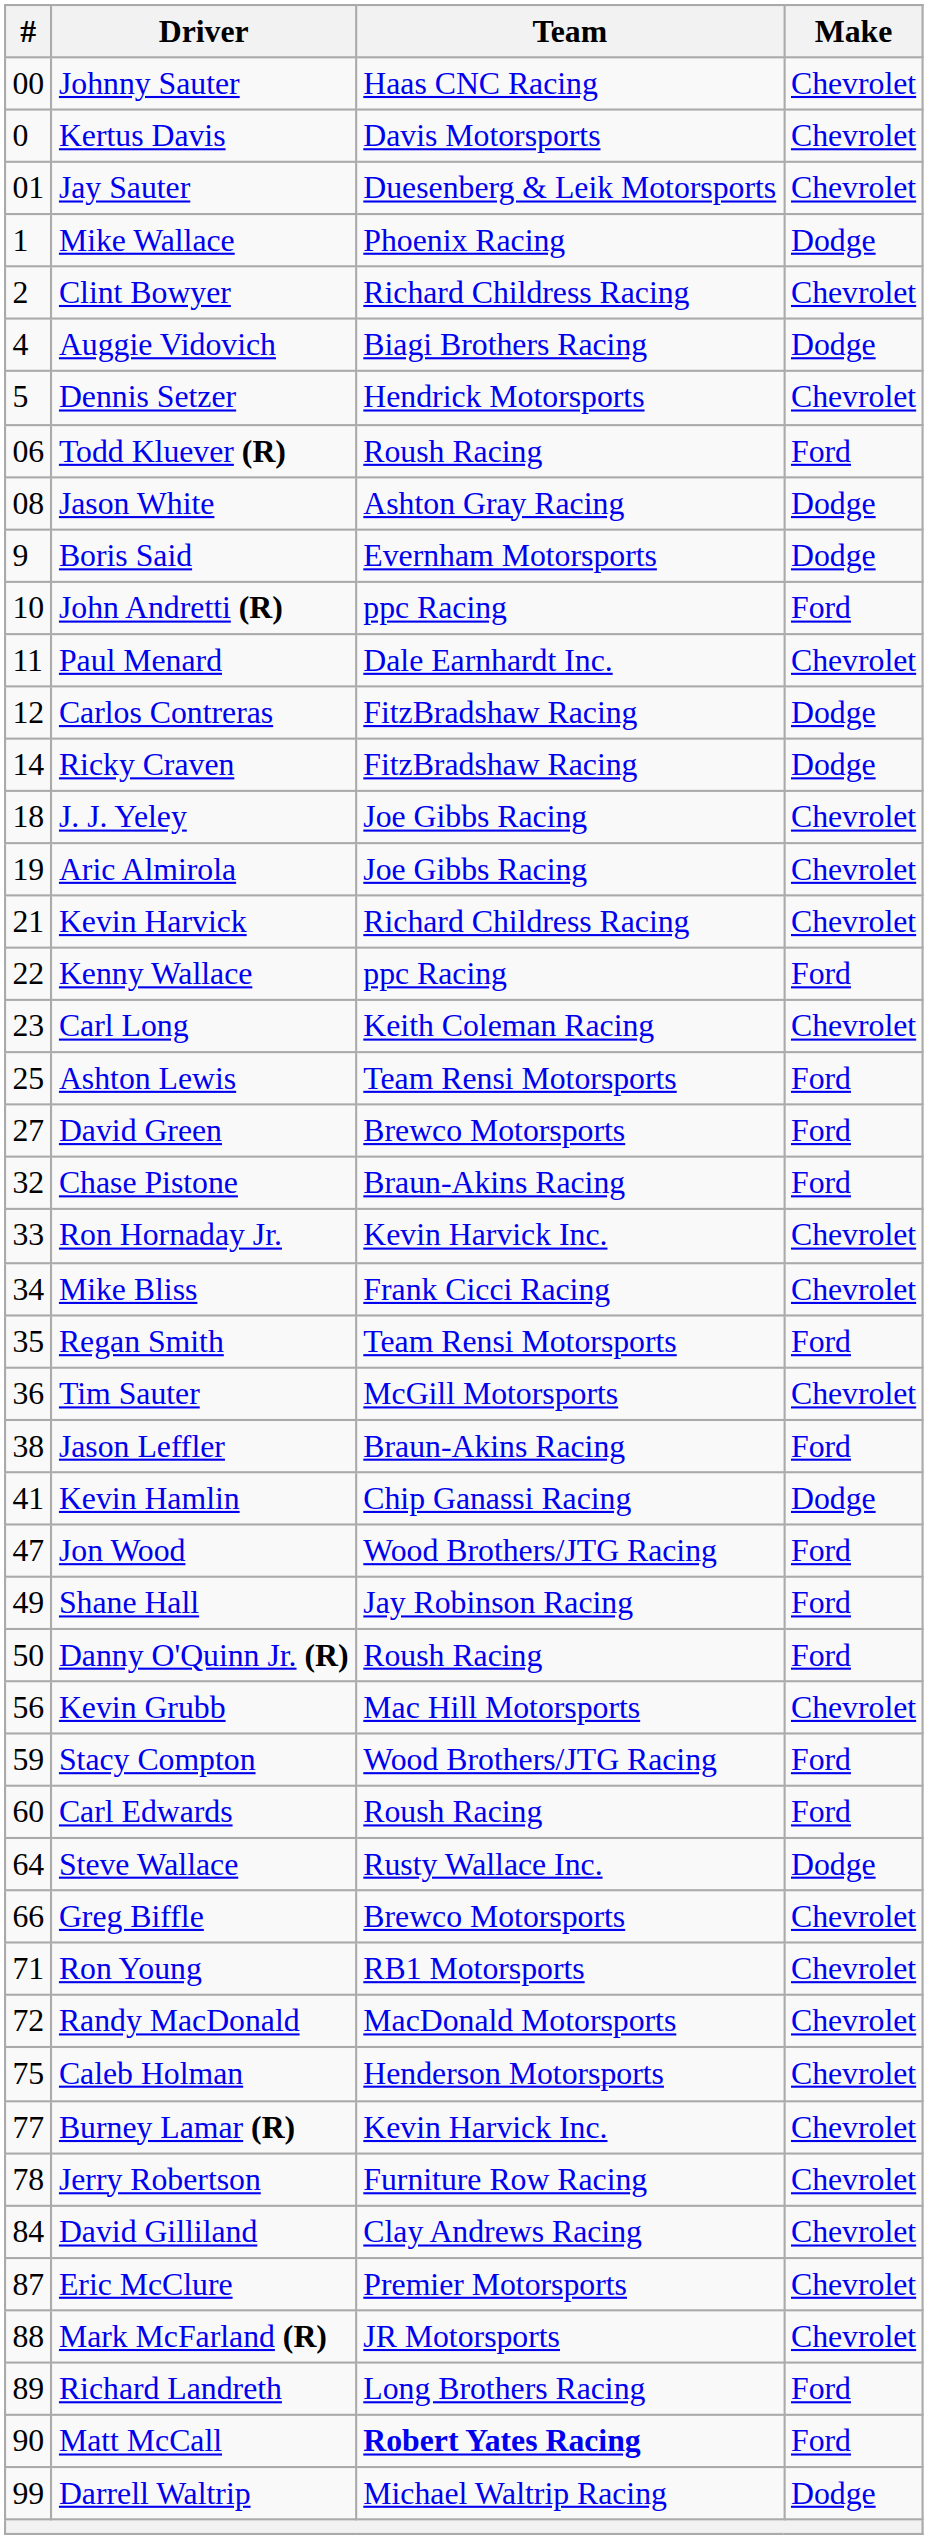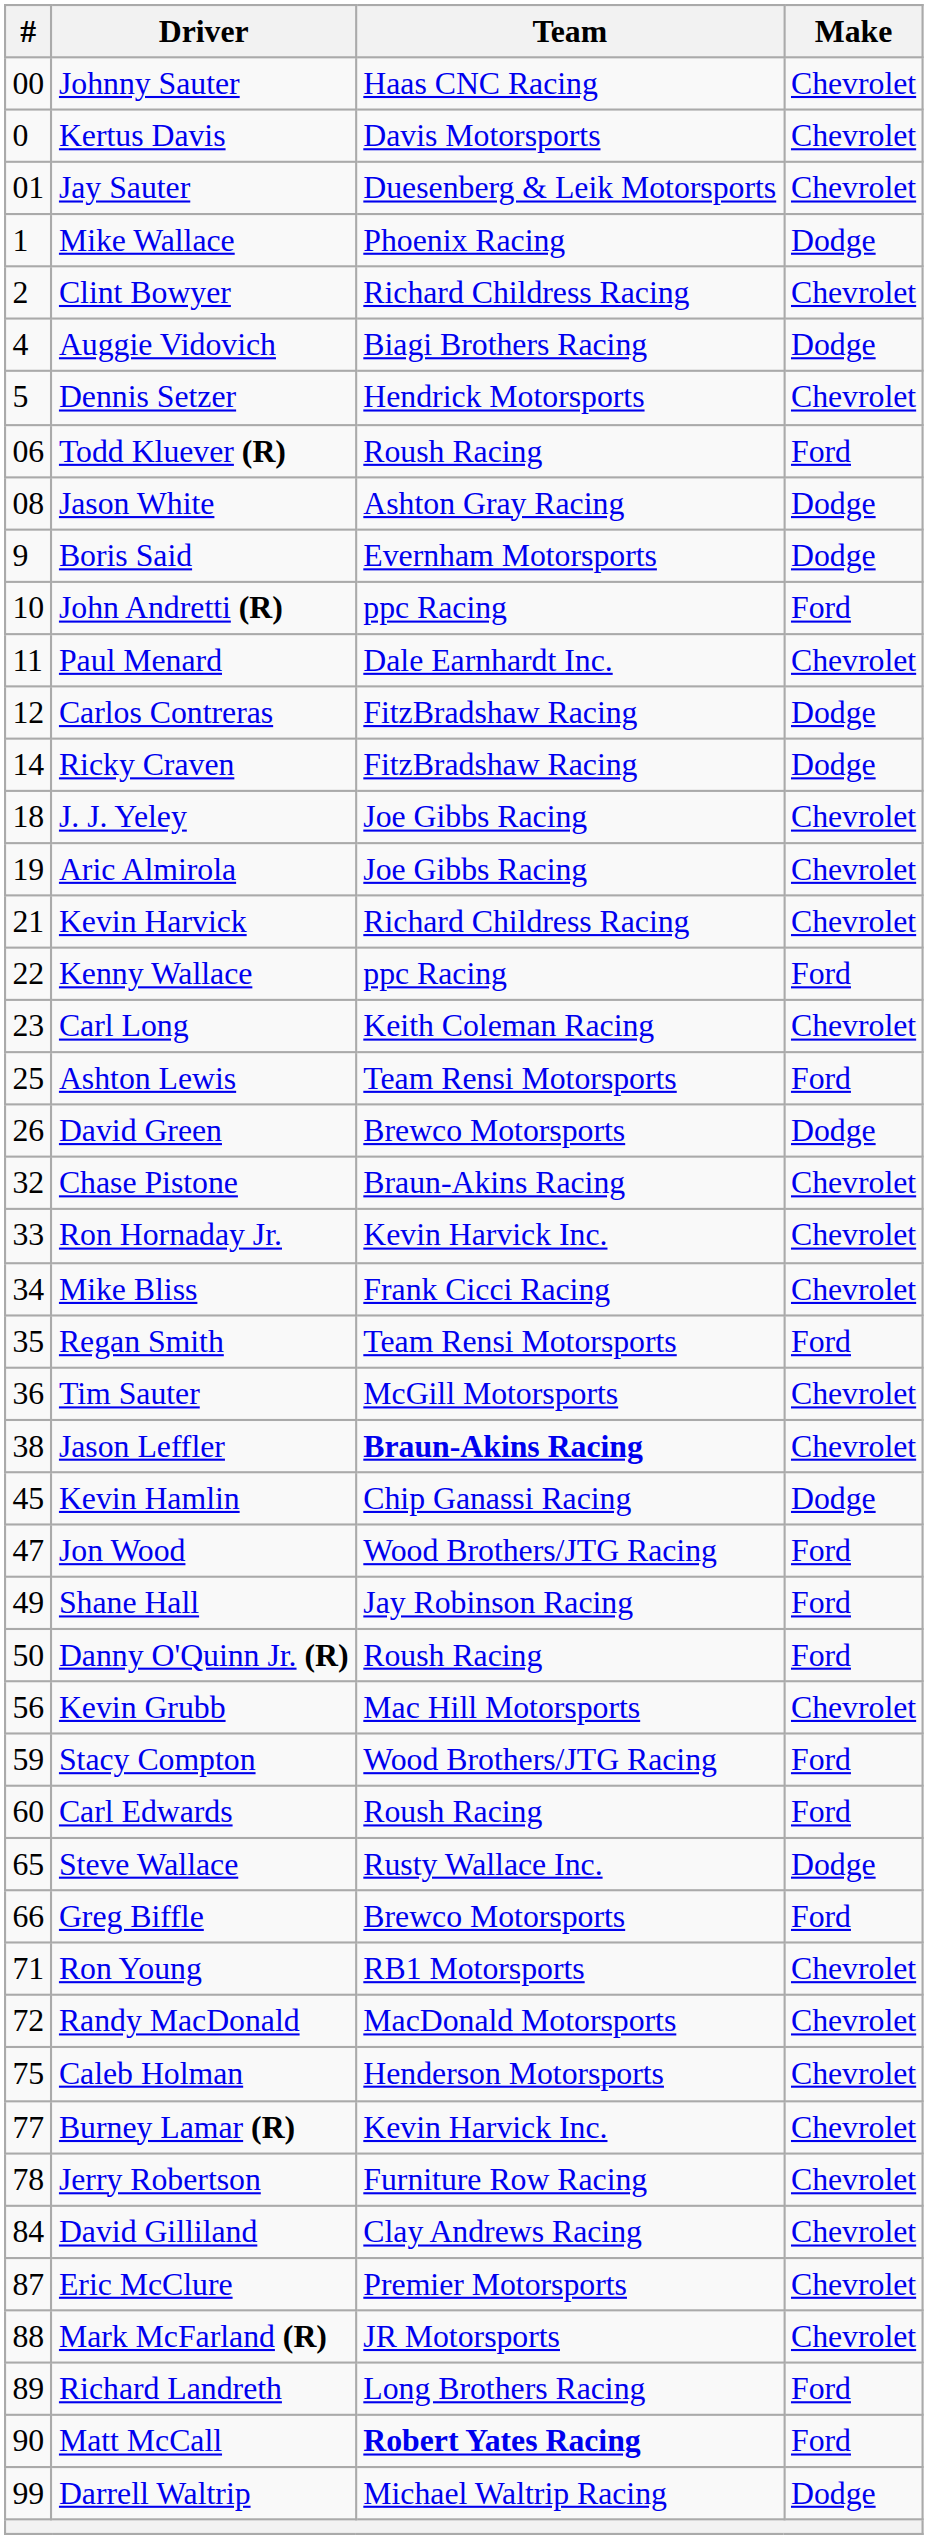(28, 1130) 27 -> (28, 1130) 26
(821, 1130) Ford -> (833, 1130) Dodge
(821, 1183) Ford -> (854, 1183) Chevrolet
(494, 1445) normal -> (503, 1445) bold
(821, 1445) Ford -> (854, 1445) Chevrolet
(28, 1497) 41 -> (28, 1497) 45
(28, 1864) 64 -> (28, 1864) 65
(854, 1916) Chevrolet -> (821, 1916) Ford
